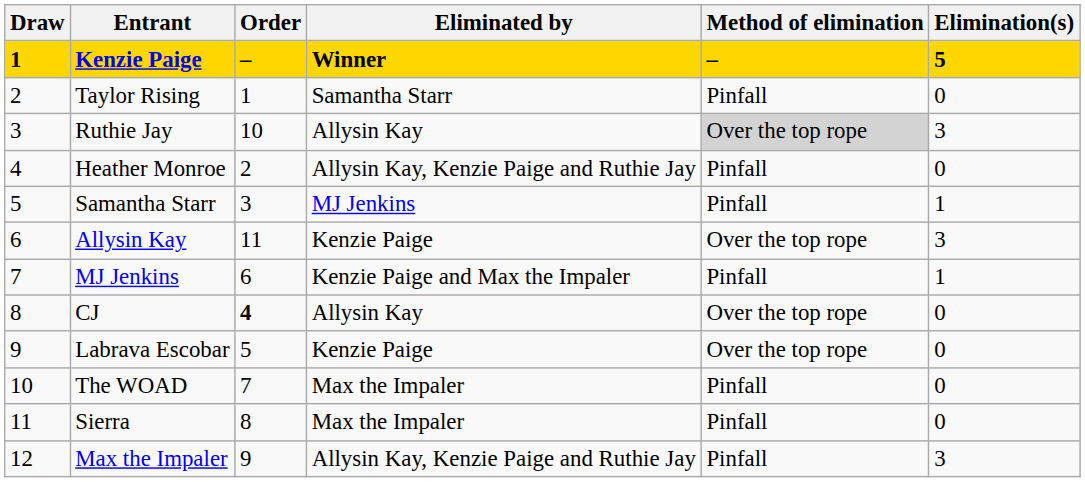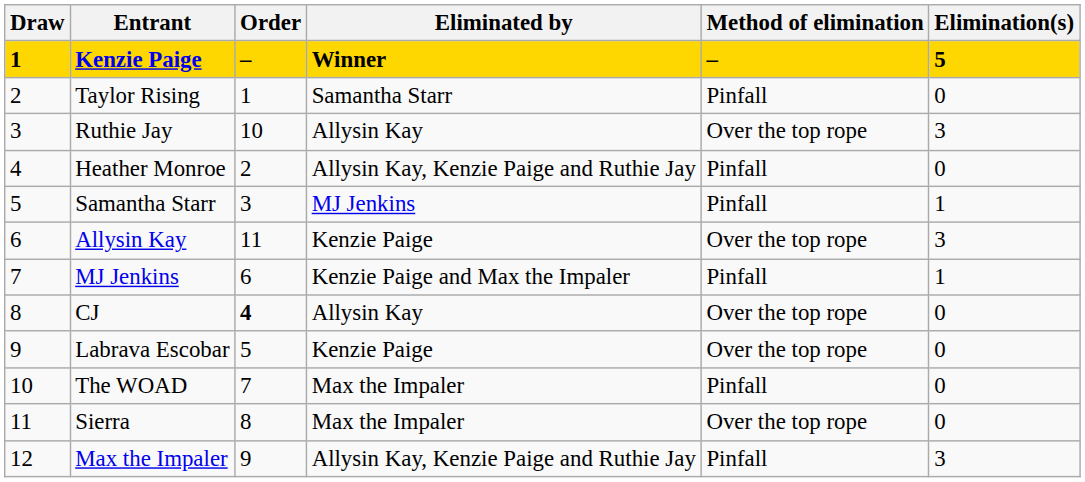(787, 131) lightgrey background -> (787, 131) no background
(737, 421) Pinfall -> (787, 421) Over the top rope
